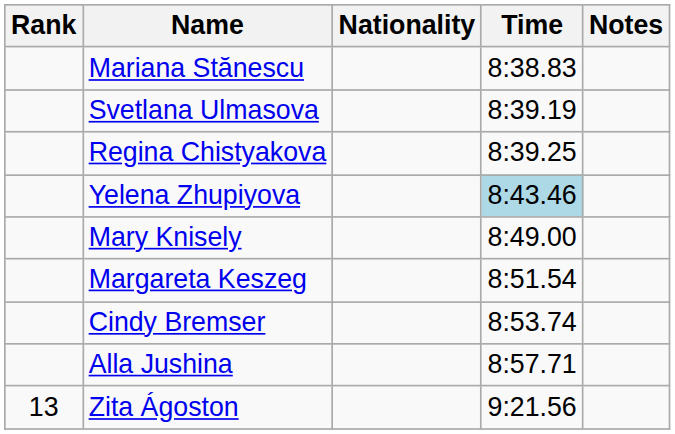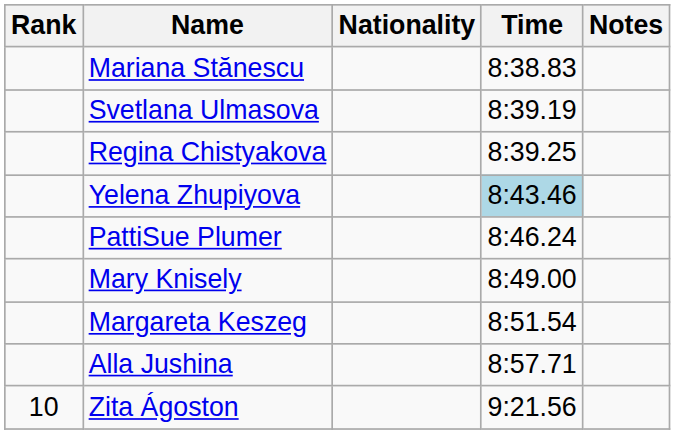+ row: (185, 237)
- row: (177, 322)
(44, 407) 13 -> (44, 407) 10
